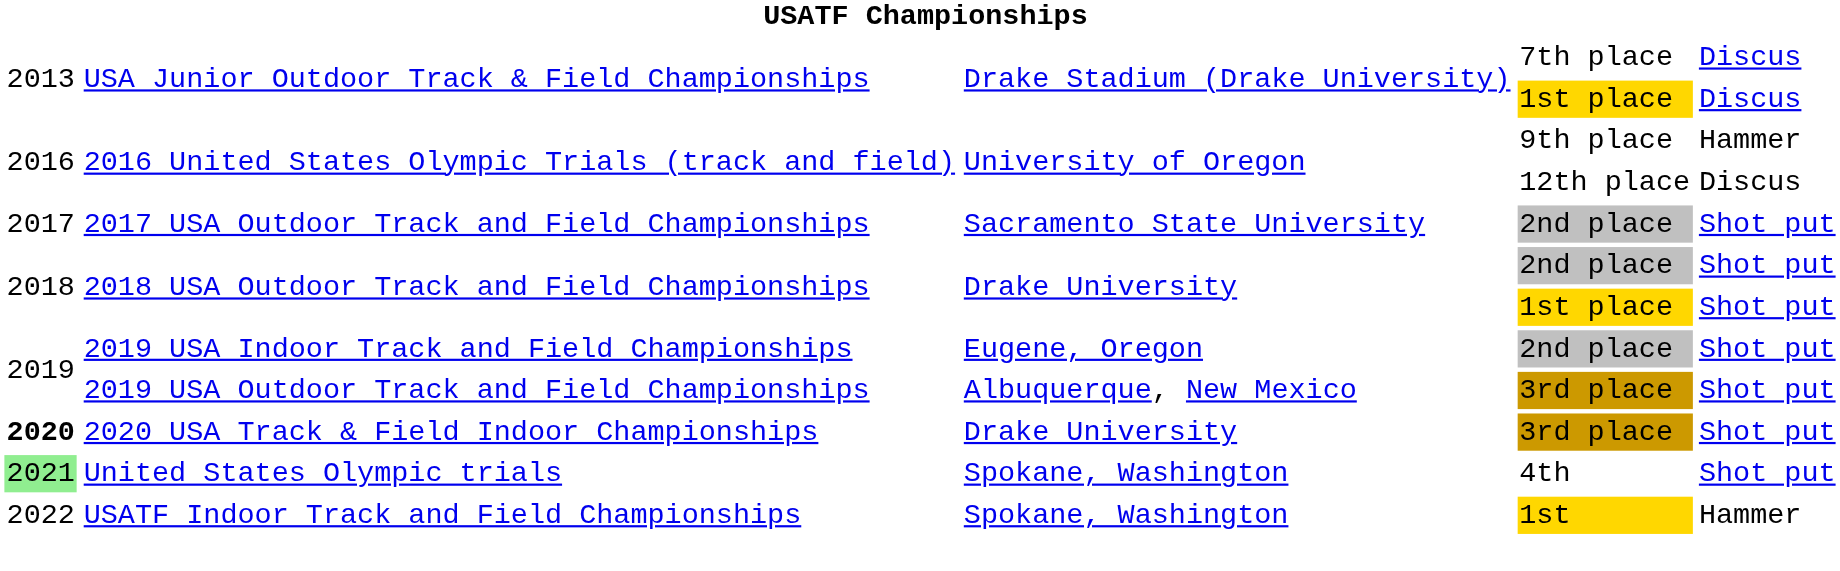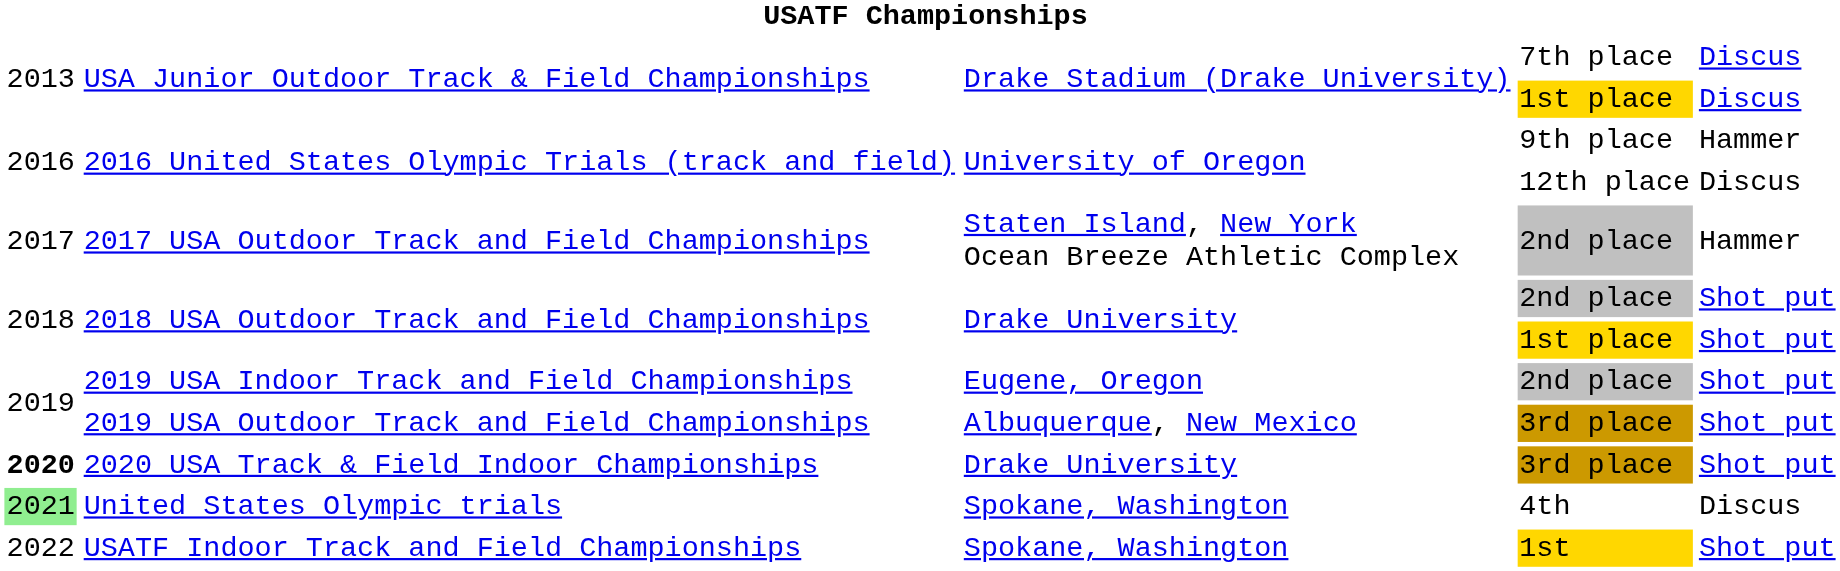(1194, 224) Sacramento State University -> (1212, 240) Staten Island, New York Ocean Breeze Athletic Complex
(1767, 224) Shot put -> (1750, 240) Hammer
(1767, 474) Shot put -> (1750, 507) Discus
(1750, 515) Hammer -> (1767, 548) Shot put
